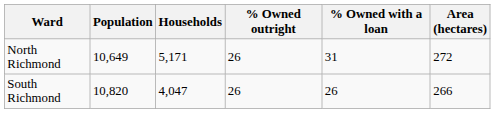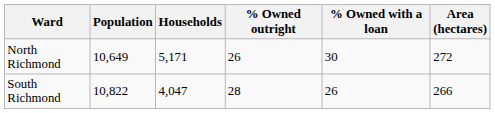(331, 56) 31 -> (331, 56) 30
(111, 91) 10,820 -> (111, 91) 10,822
(234, 91) 26 -> (234, 91) 28
